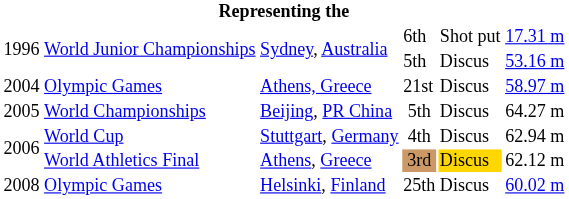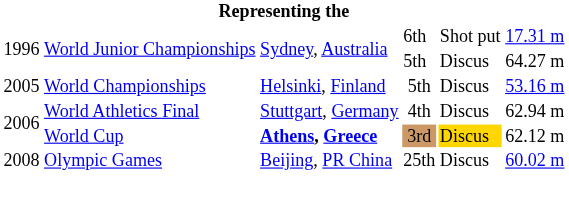(535, 61) 53.16 m -> (535, 61) 64.27 m
- row: (21, 86)
(326, 110) Beijing, PR China -> (323, 86) Helsinki, Finland
(535, 110) 64.27 m -> (535, 86) 53.16 m
(84, 135) World Cup -> (122, 110) World Athletics Final
(122, 160) World Athletics Final -> (84, 135) World Cup
(316, 160) normal -> (319, 135) bold
(323, 185) Helsinki, Finland -> (326, 160) Beijing, PR China
